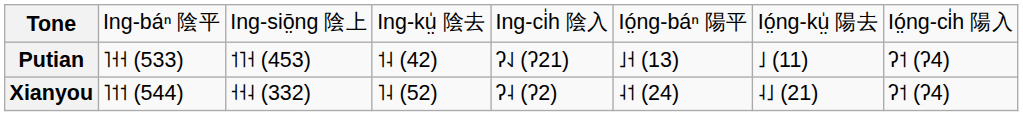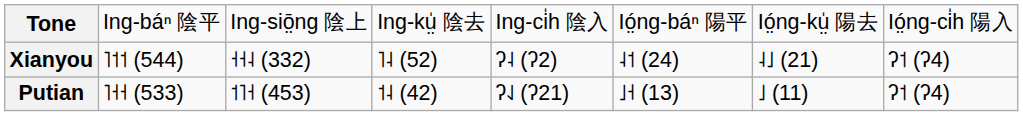rows swapped: (51, 59) <-> (51, 93)
